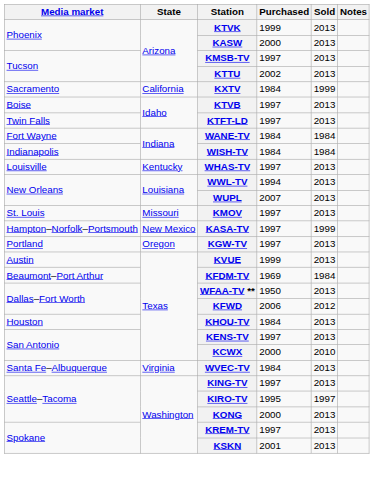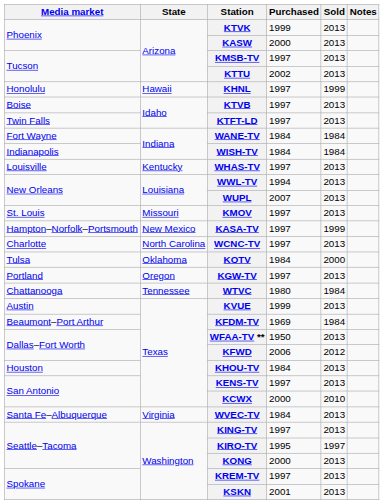- row: (227, 89)
+ row: (237, 89)
+ row: (237, 244)
+ row: (237, 259)
+ row: (237, 290)
